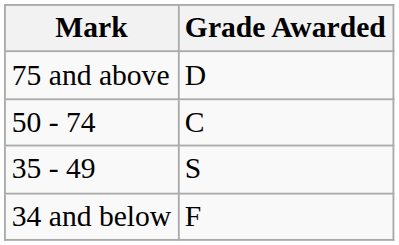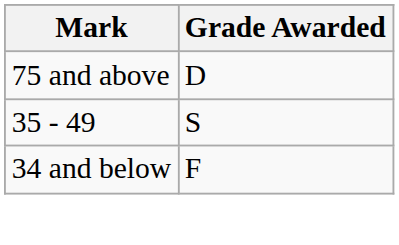- row: (54, 121)
